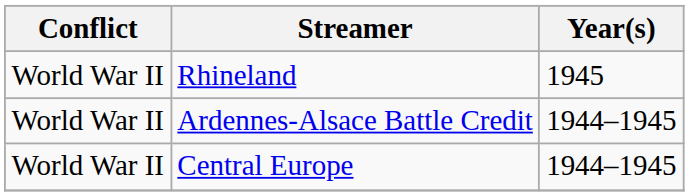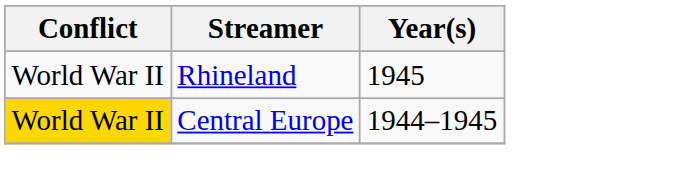- row: (355, 120)
(88, 166) no background -> (88, 120) gold background
